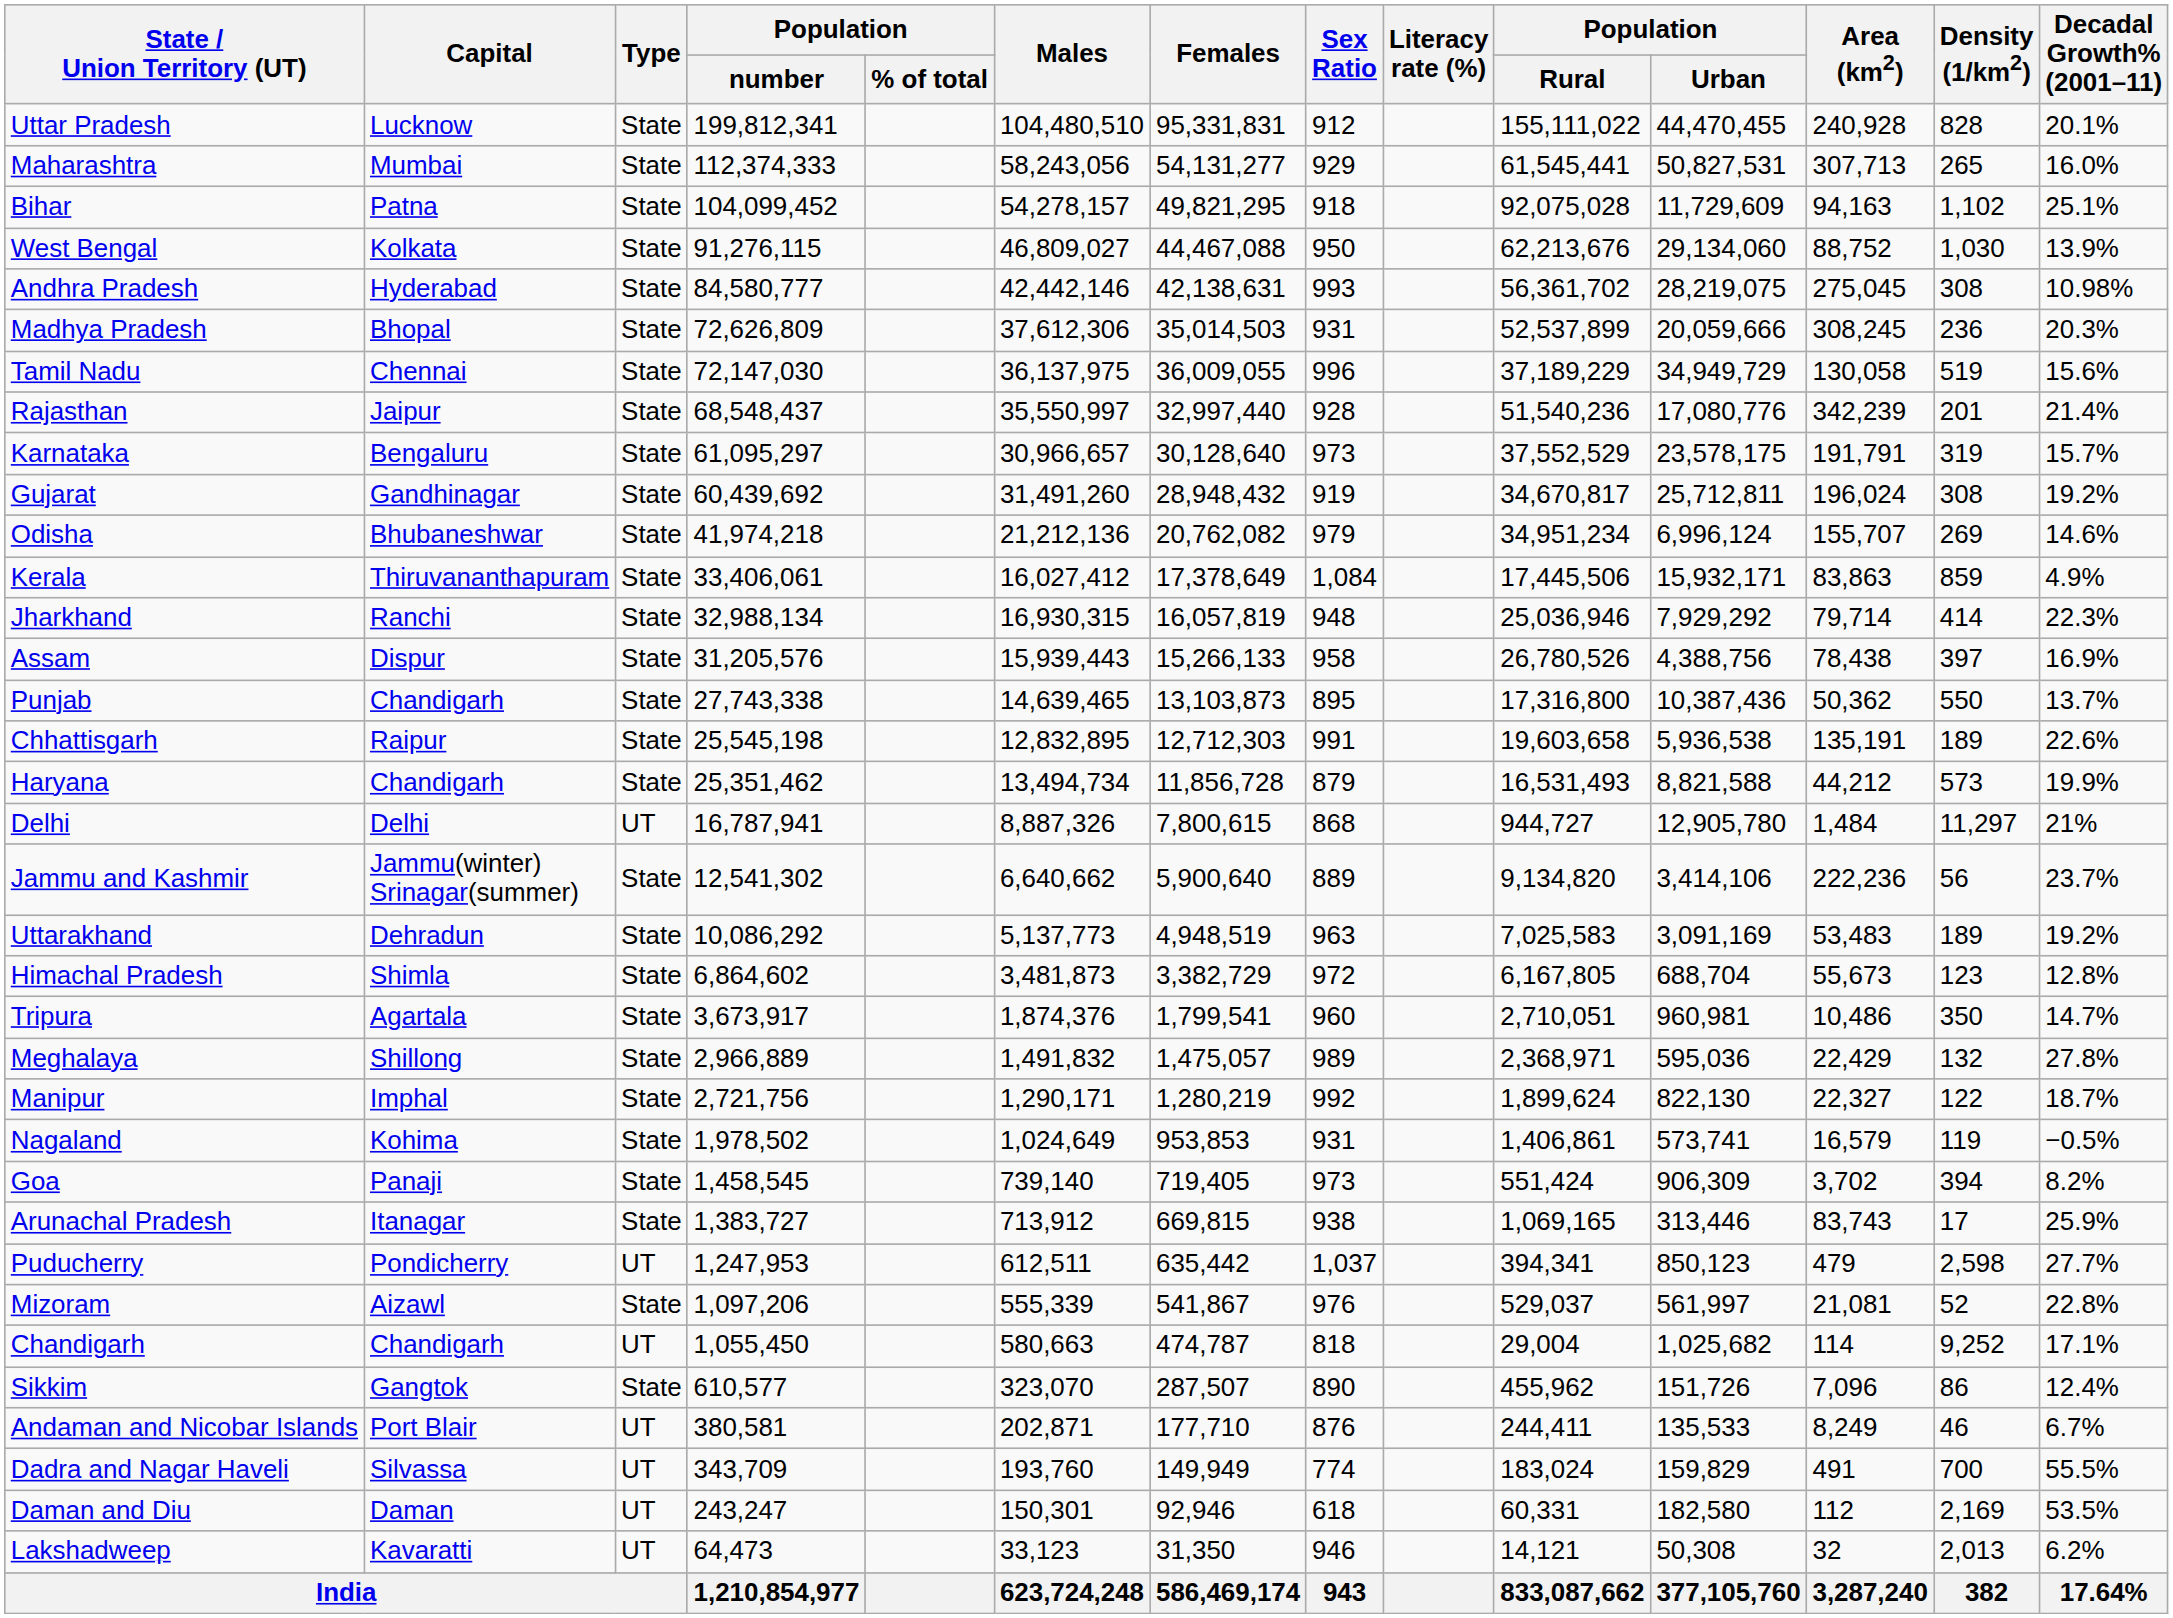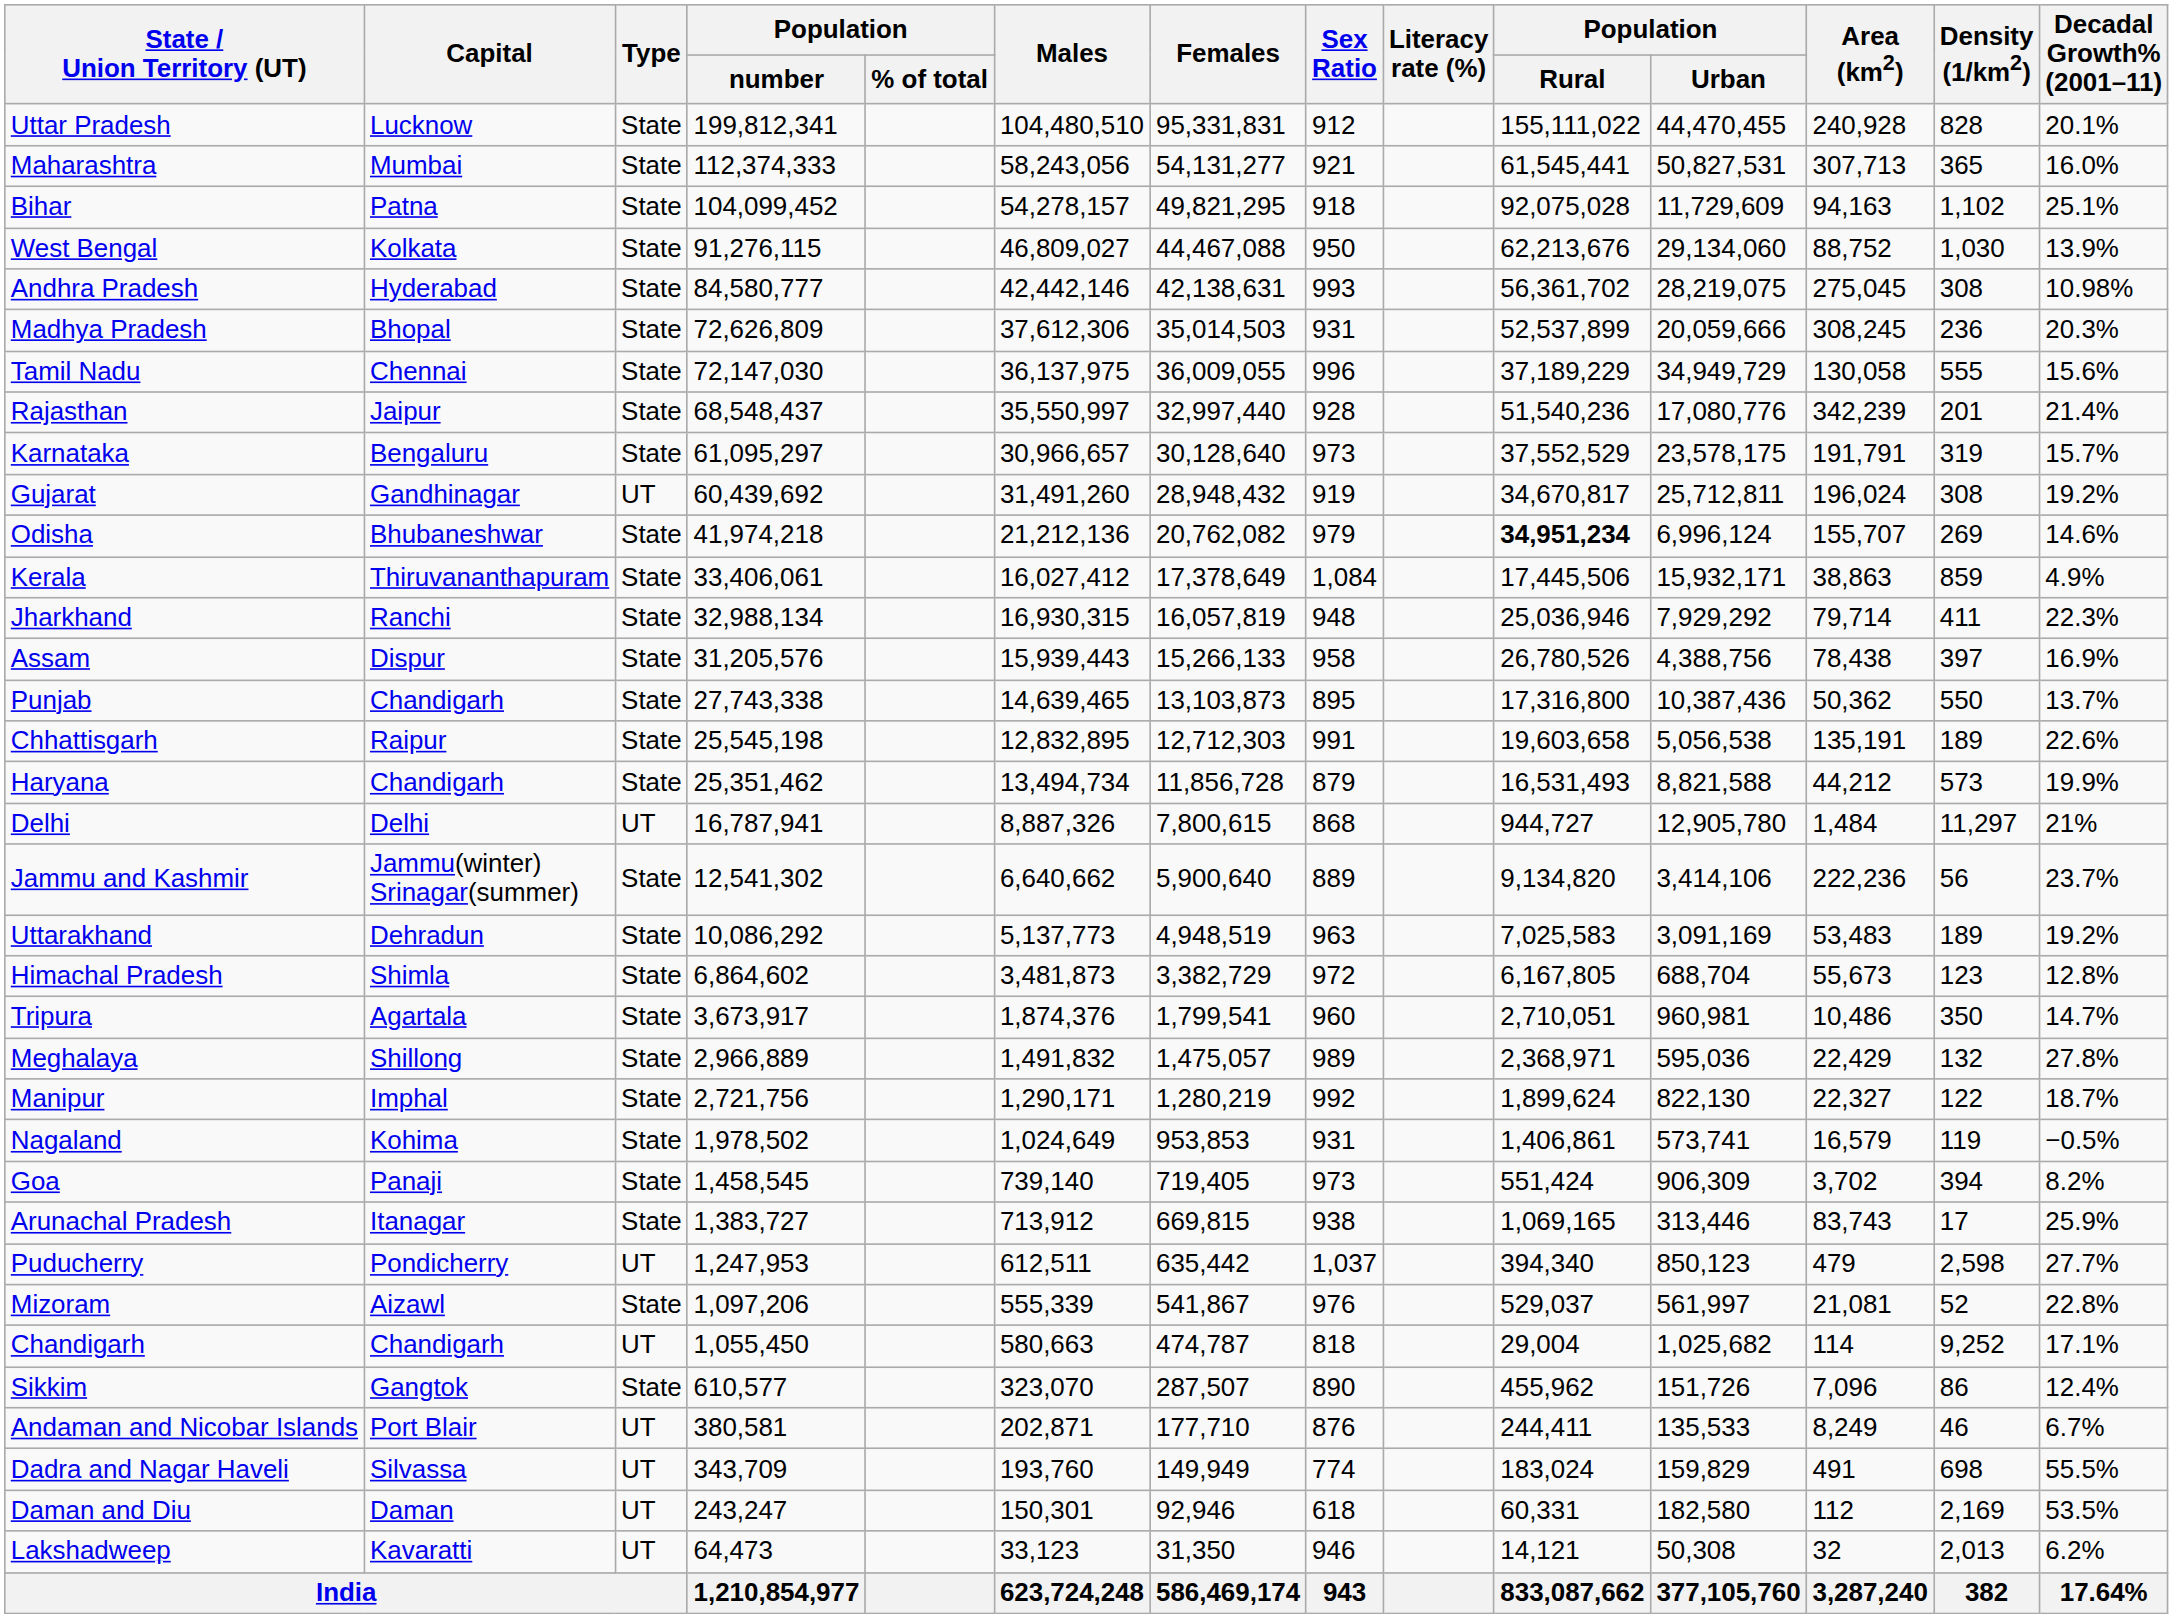(1334, 165) 929 -> (1334, 165) 921
(1961, 165) 265 -> (1961, 165) 365
(1961, 371) 519 -> (1961, 371) 555
(651, 494) State -> (638, 494) UT
(1565, 535) normal -> (1565, 535) bold
(1852, 576) 83,863 -> (1852, 576) 38,863
(1961, 617) 414 -> (1960, 617) 411
(1714, 741) 5,936,538 -> (1714, 741) 5,056,538
(1547, 1263) 394,341 -> (1547, 1263) 394,340
(1961, 1469) 700 -> (1961, 1469) 698
